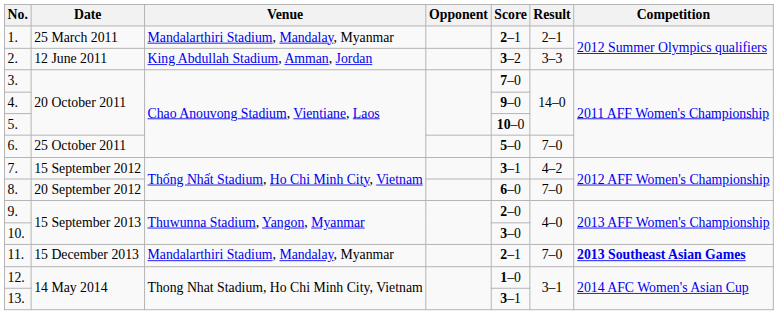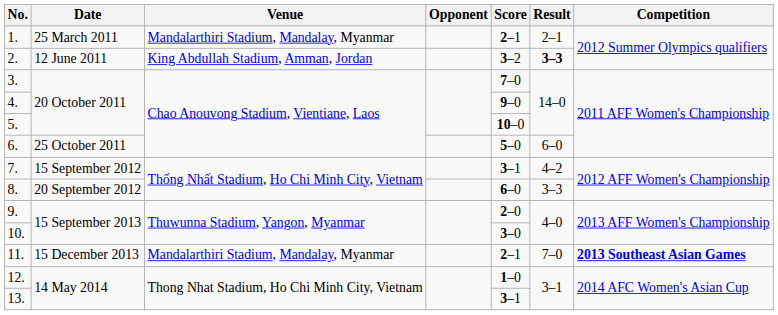(552, 59) normal -> (552, 59) bold
(552, 146) 7–0 -> (552, 146) 6–0
(552, 189) 7–0 -> (552, 189) 3–3
